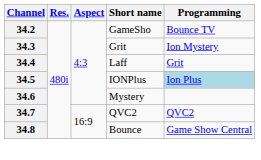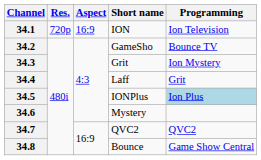+ row: (26, 29)
